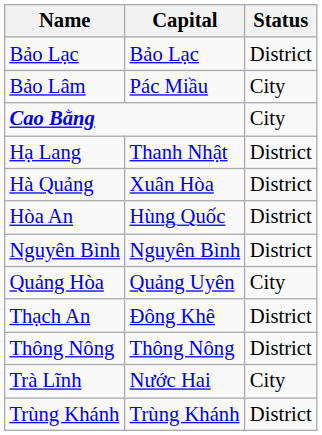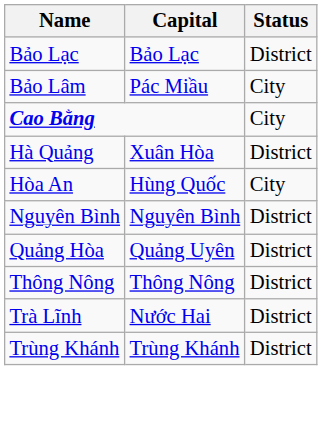- row: (45, 151)
(281, 217) District -> (268, 184) City
(268, 282) City -> (281, 250) District
- row: (50, 315)
(268, 380) City -> (281, 315) District
